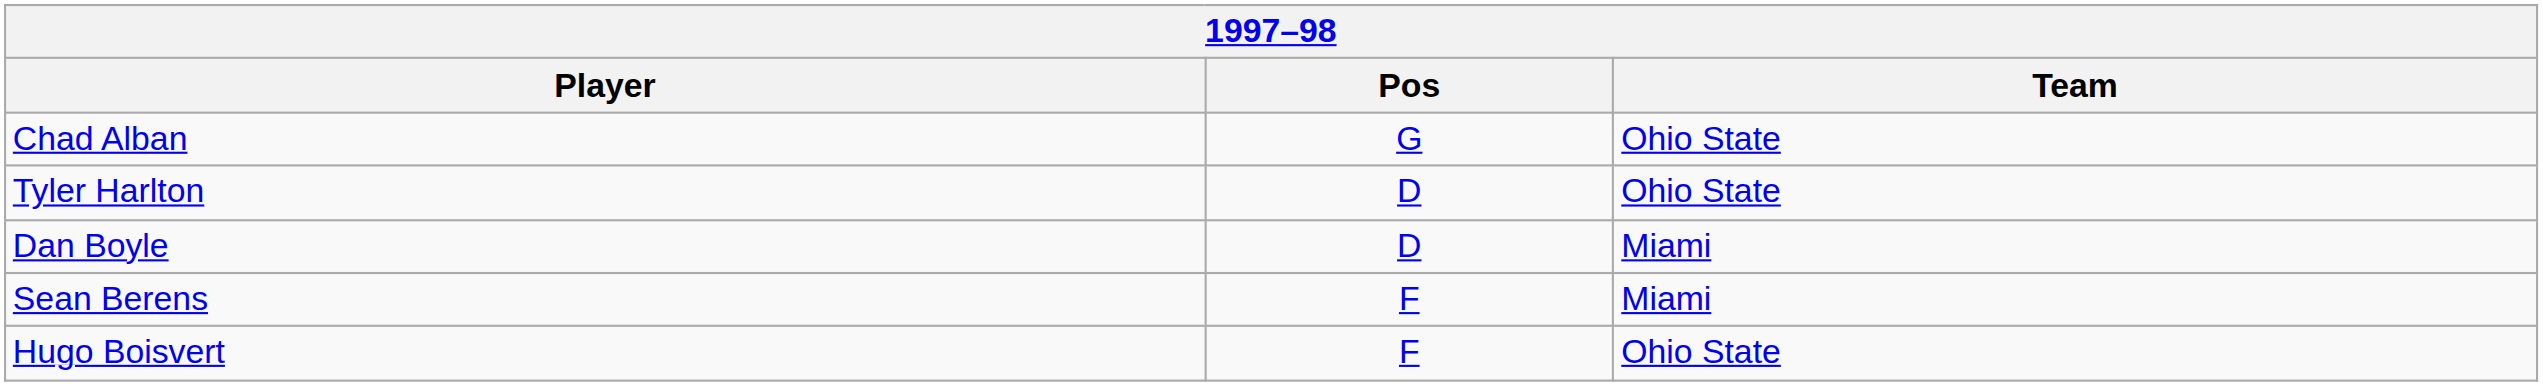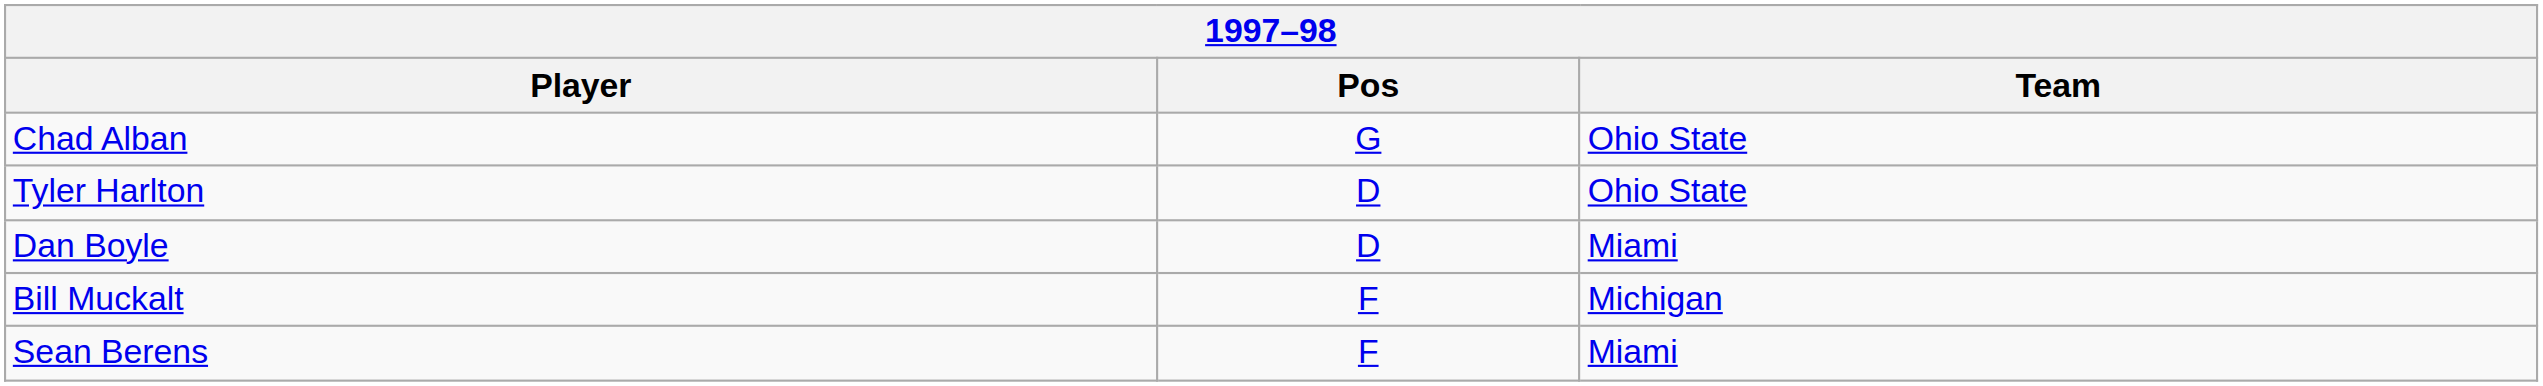+ row: (98, 298)
- row: (119, 352)
